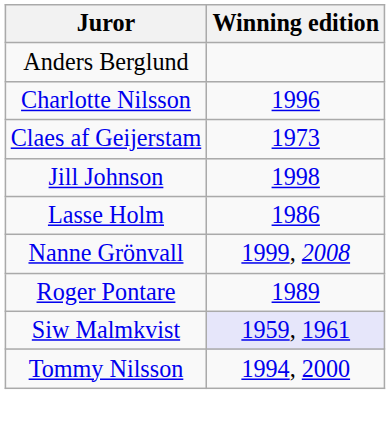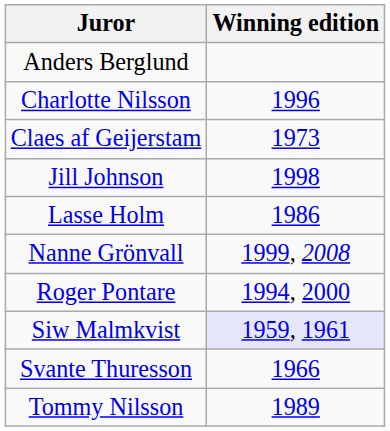(296, 291) 1989 -> (296, 291) 1994, 2000
+ row: (106, 368)
(296, 368) 1994, 2000 -> (296, 406) 1989
